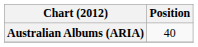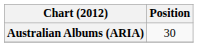(170, 32) 40 -> (170, 32) 30
